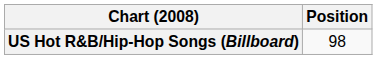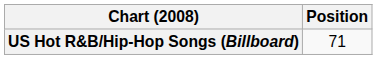(337, 41) 98 -> (337, 41) 71
